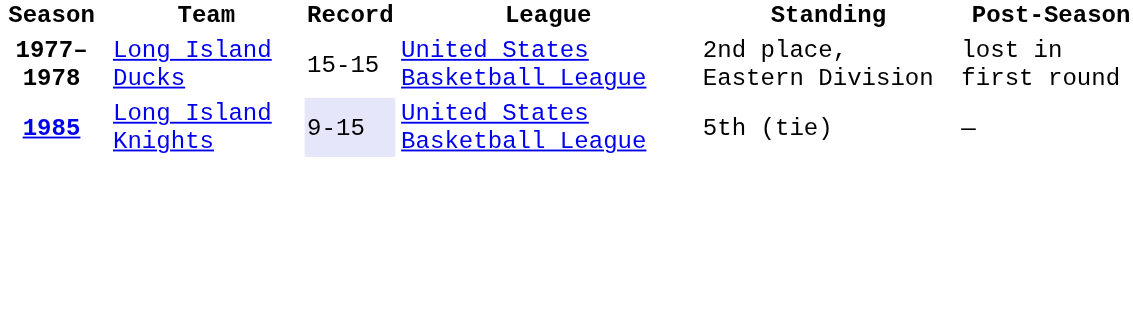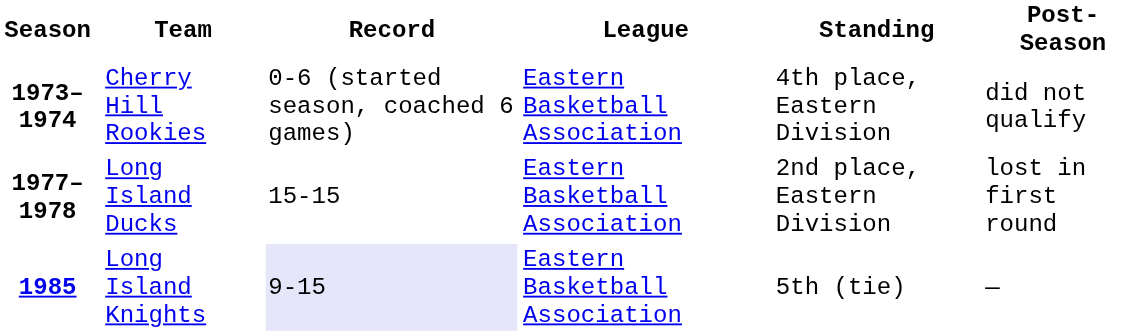+ row: (48, 106)
(524, 64) United States Basketball League -> (603, 197) Eastern Basketball Association
(524, 127) United States Basketball League -> (603, 287) Eastern Basketball Association
